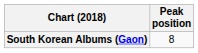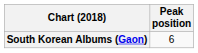(172, 39) 8 -> (172, 39) 6
